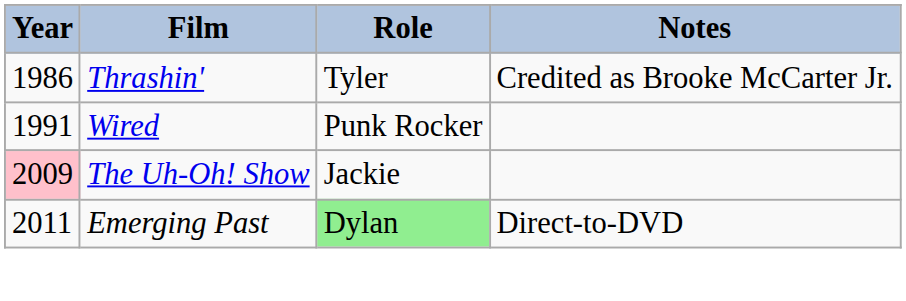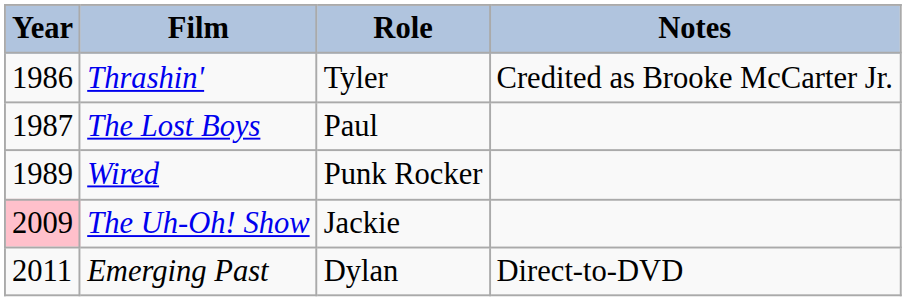+ row: (174, 125)
(43, 125) 1991 -> (43, 174) 1989
(361, 222) lightgreen background -> (361, 271) no background
